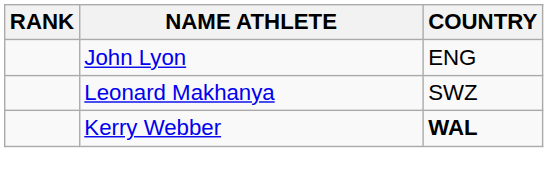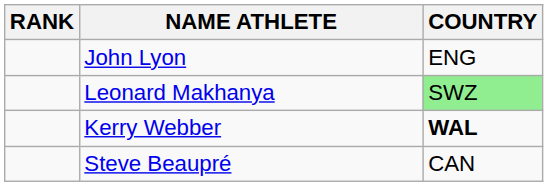(453, 92) no background -> (453, 92) lightgreen background
+ row: (158, 163)
